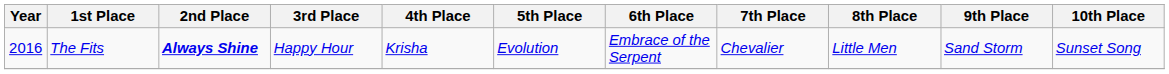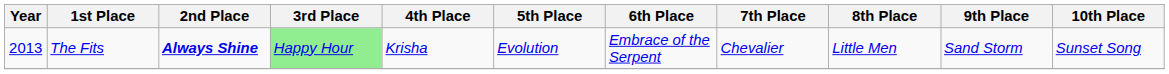(26, 48) 2016 -> (26, 48) 2013
(313, 48) no background -> (313, 48) lightgreen background
